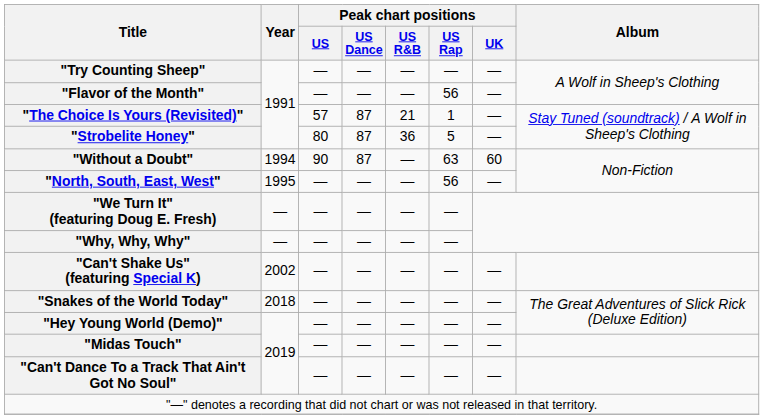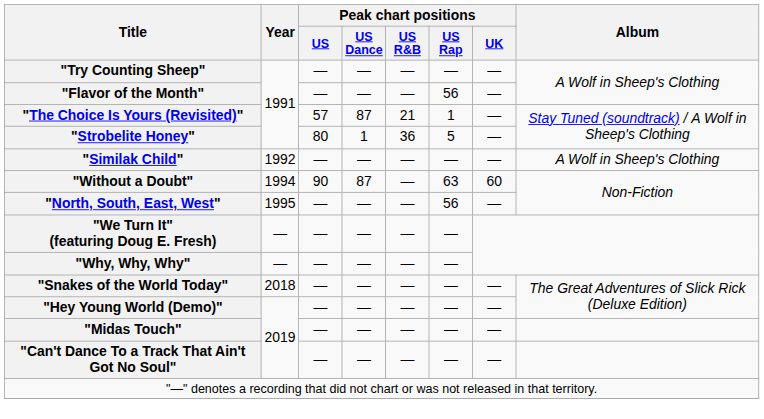(364, 137) 87 -> (364, 137) 1
+ row: (133, 159)
- row: (133, 271)
